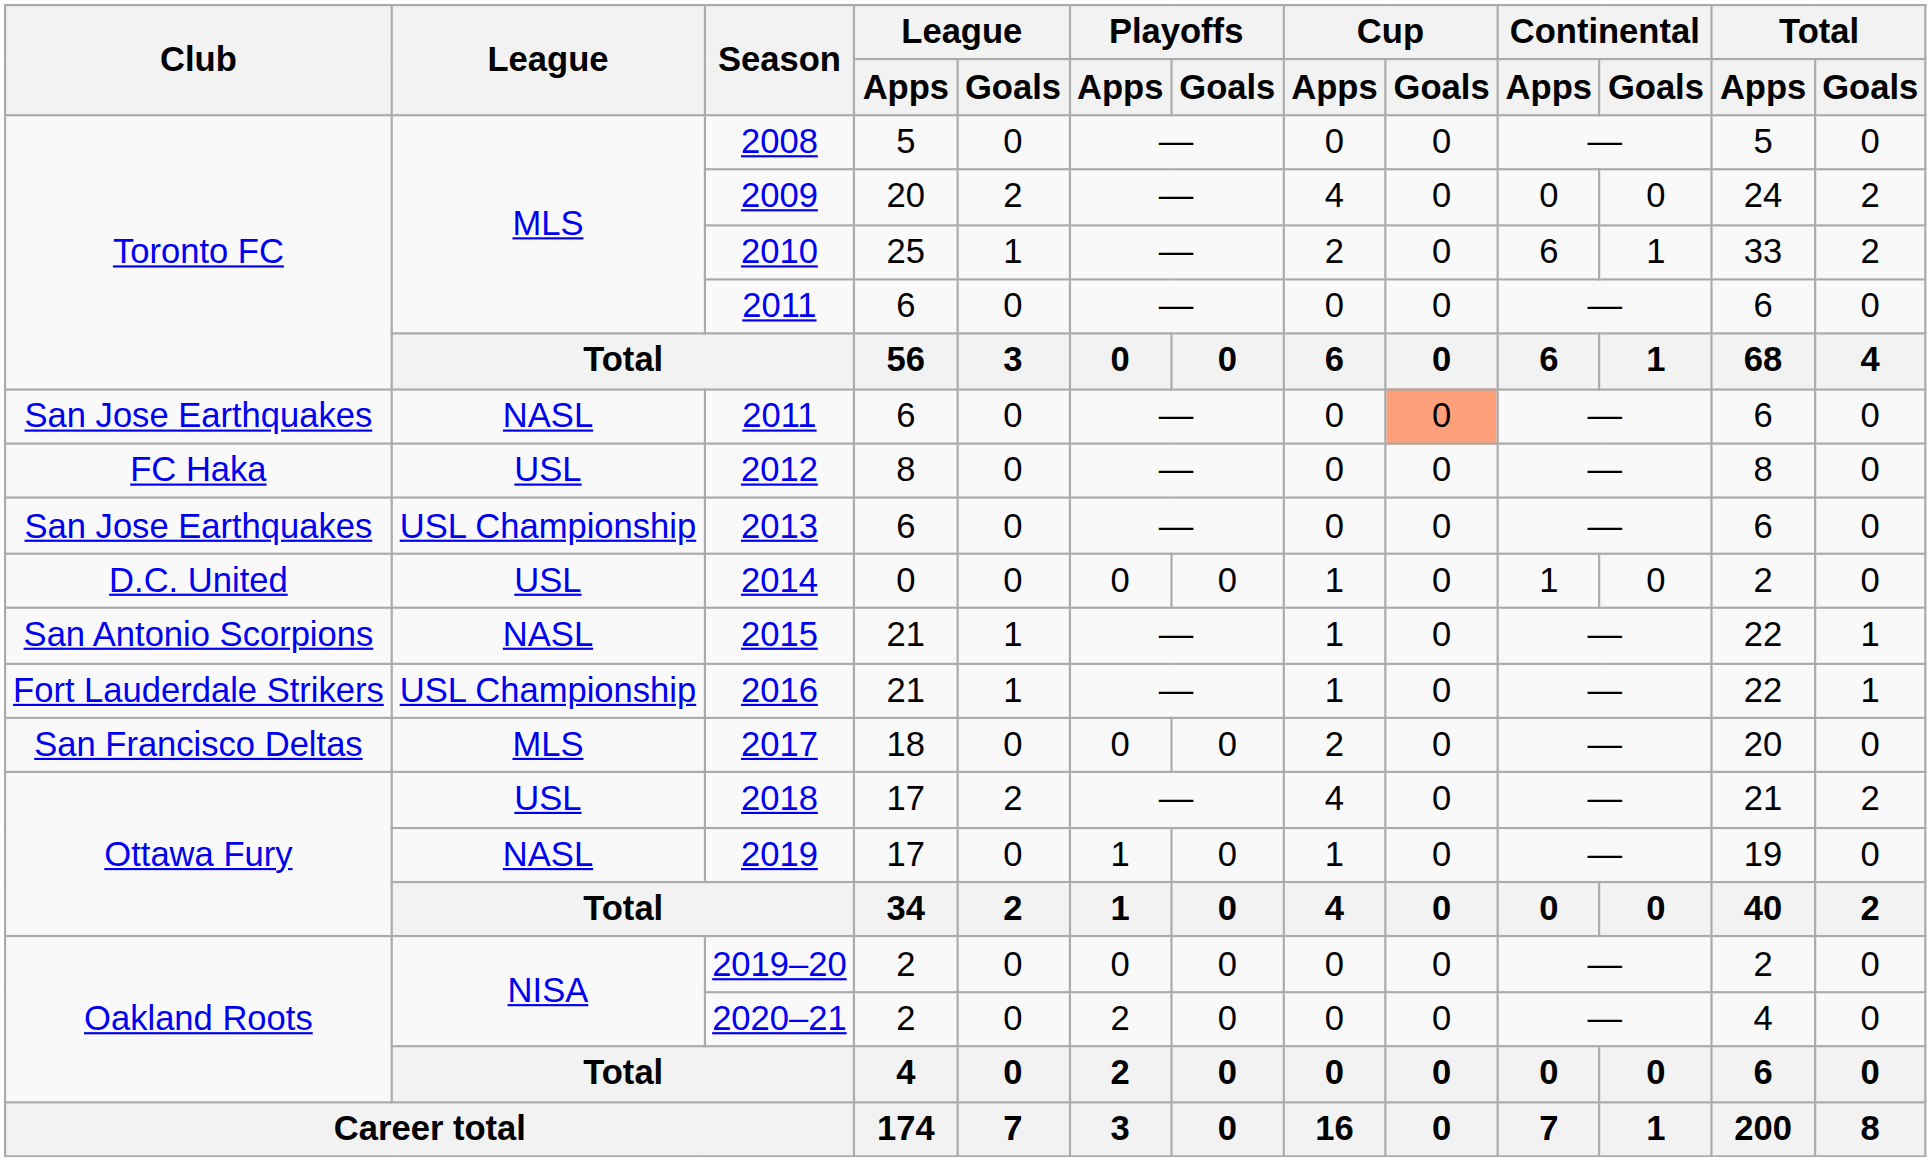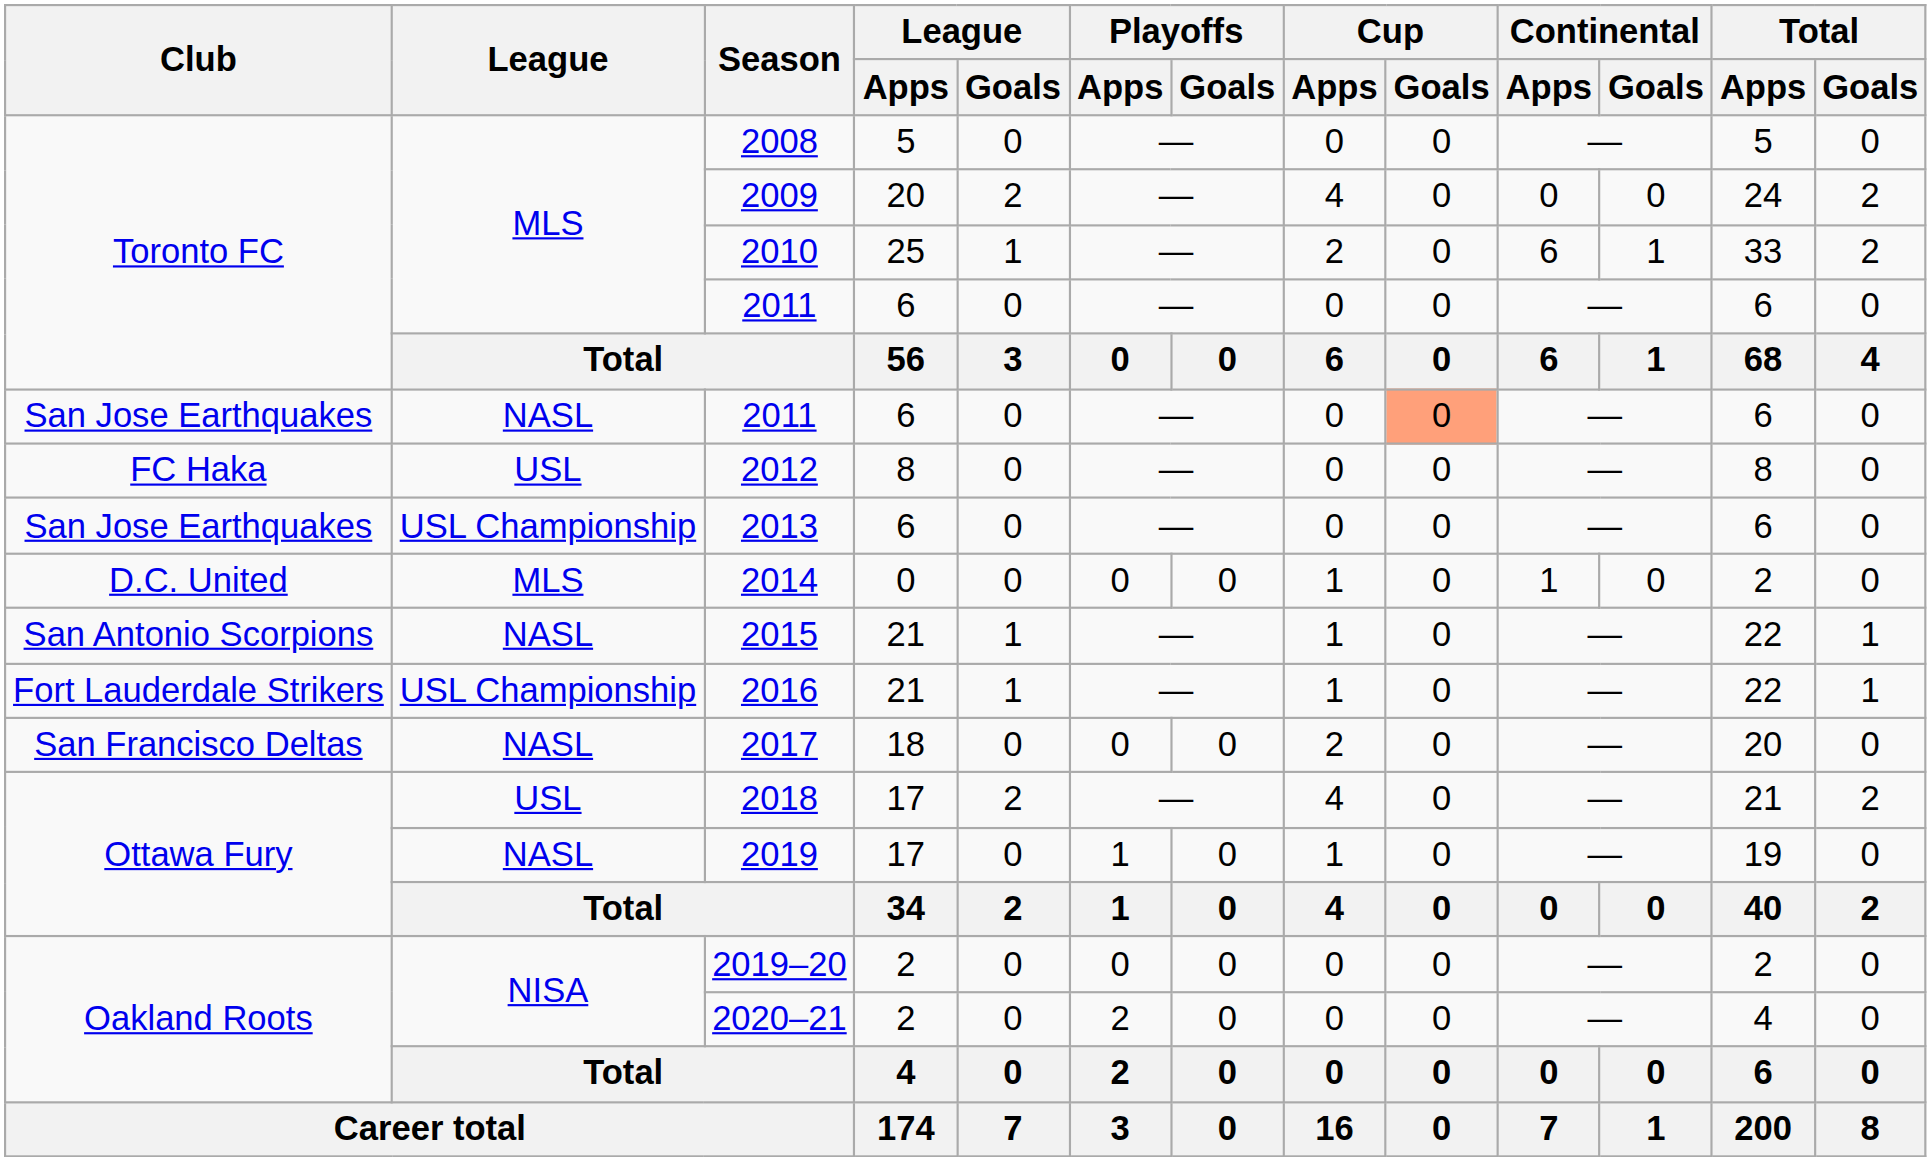(548, 580) USL -> (548, 580) MLS
(548, 744) MLS -> (548, 744) NASL
